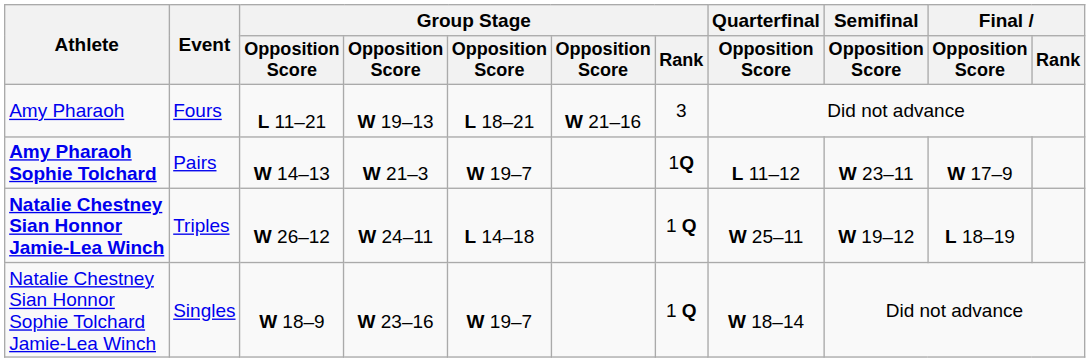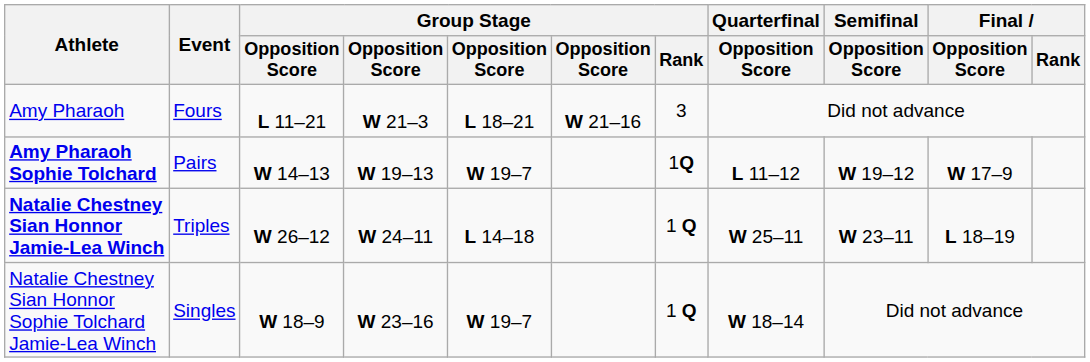(396, 121) W 19–13 -> (396, 121) W 21–3
(396, 173) W 21–3 -> (396, 173) W 19–13
(876, 173) W 23–11 -> (876, 173) W 19–12
(876, 236) W 19–12 -> (876, 236) W 23–11
